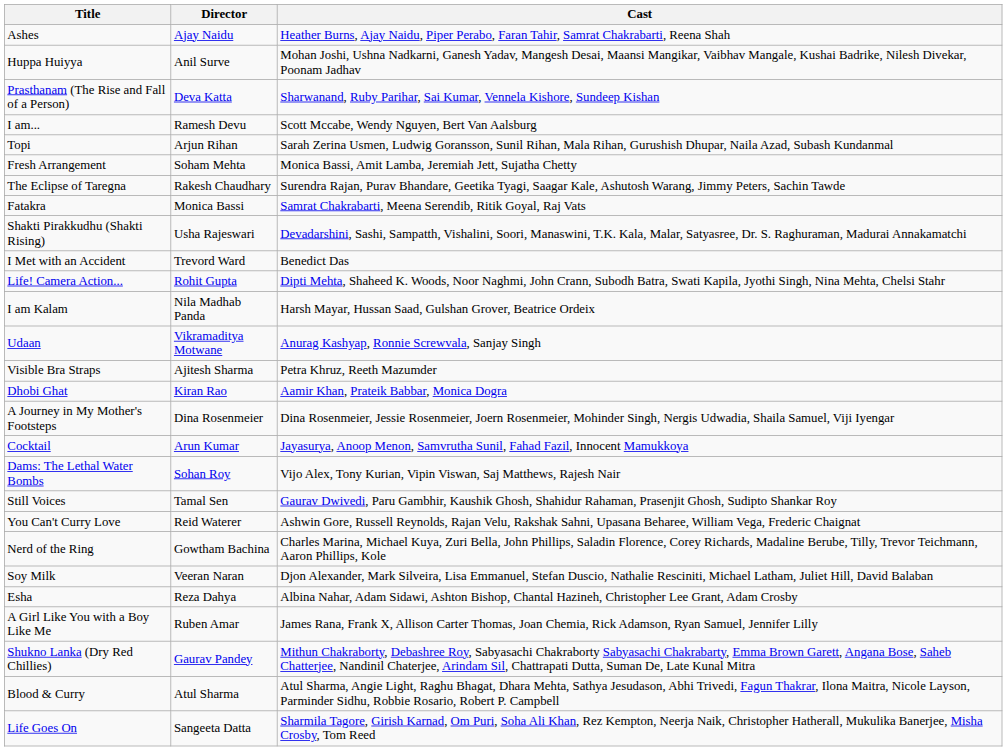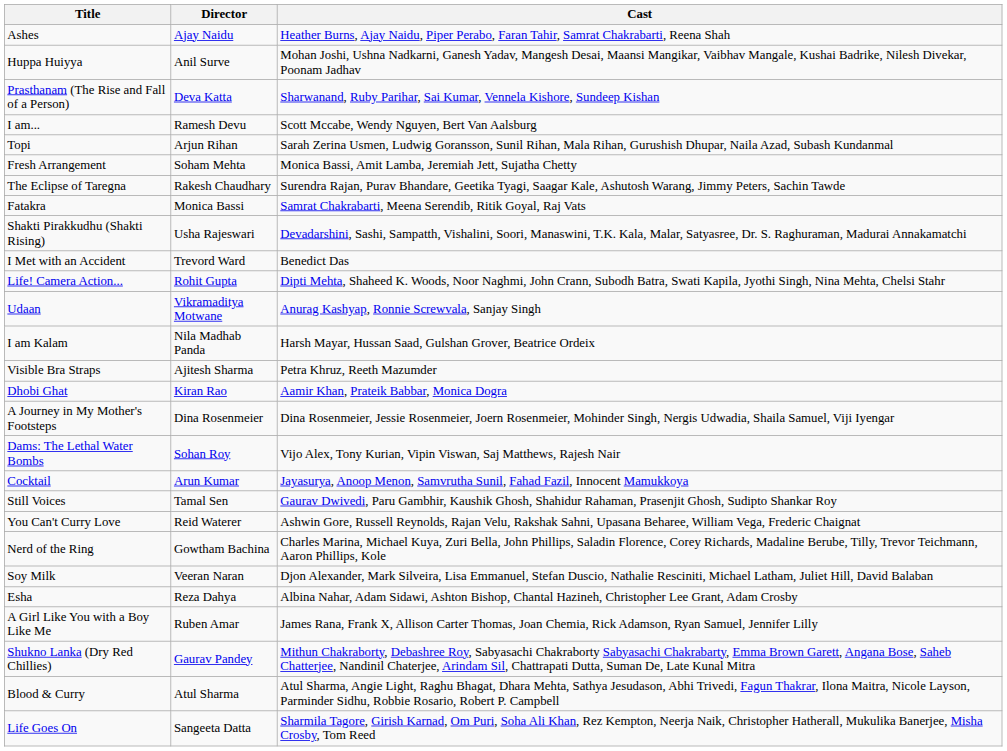rows swapped: (24, 343) <-> (38, 308)
rows swapped: (29, 446) <-> (70, 473)
